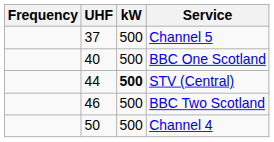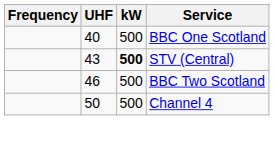- row: (181, 37)
(92, 81) 44 -> (92, 59) 43
